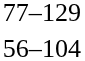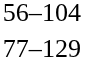rows swapped: (42, 12) <-> (42, 48)
